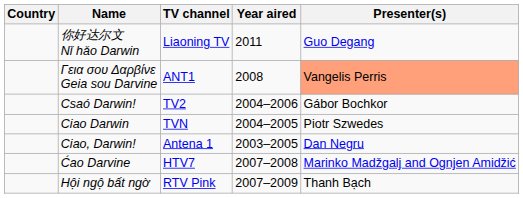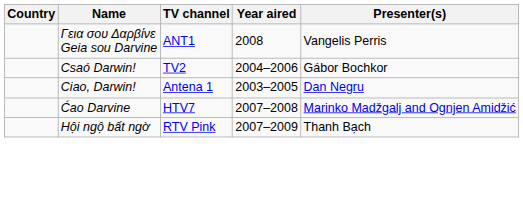- row: (100, 42)
(345, 77) lightsalmon background -> (345, 41) no background
- row: (95, 123)
